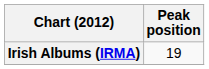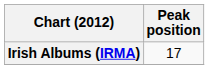(174, 53) 19 -> (174, 53) 17
